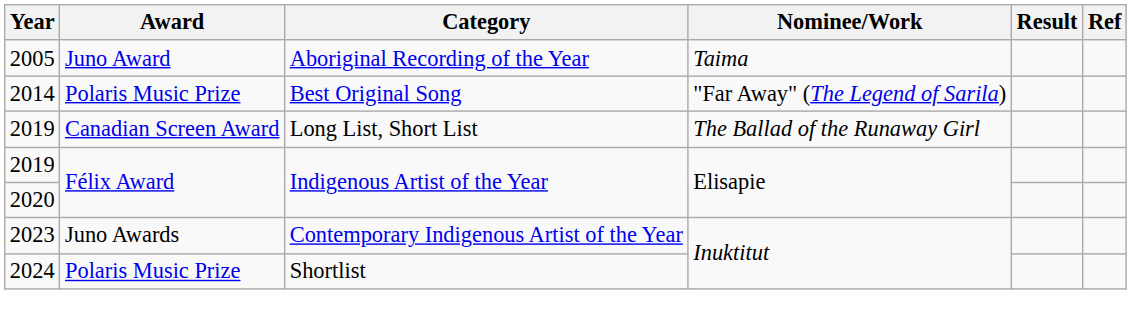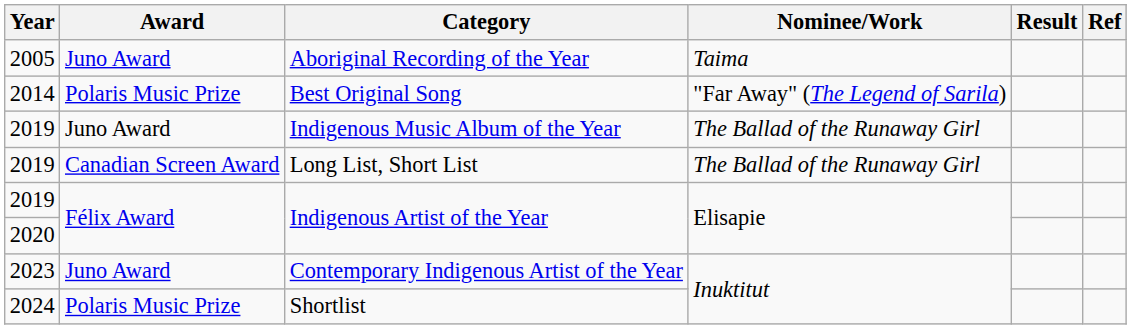+ row: (32, 128)
(122, 235) Juno Awards -> (118, 270) Juno Award
